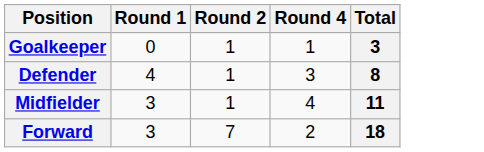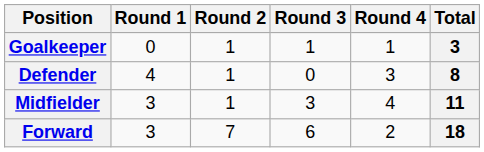+ column: (310, 18)
